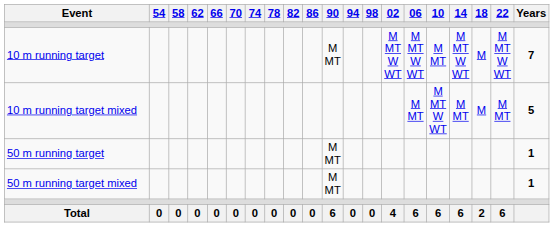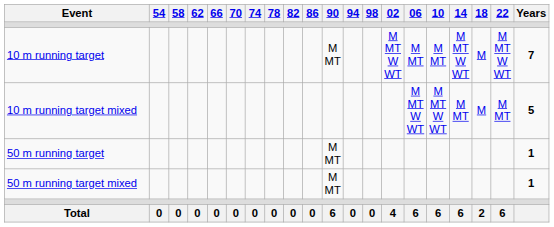(416, 55) M MT W WT -> (415, 55) M MT
(415, 110) M MT -> (416, 110) M MT W WT
